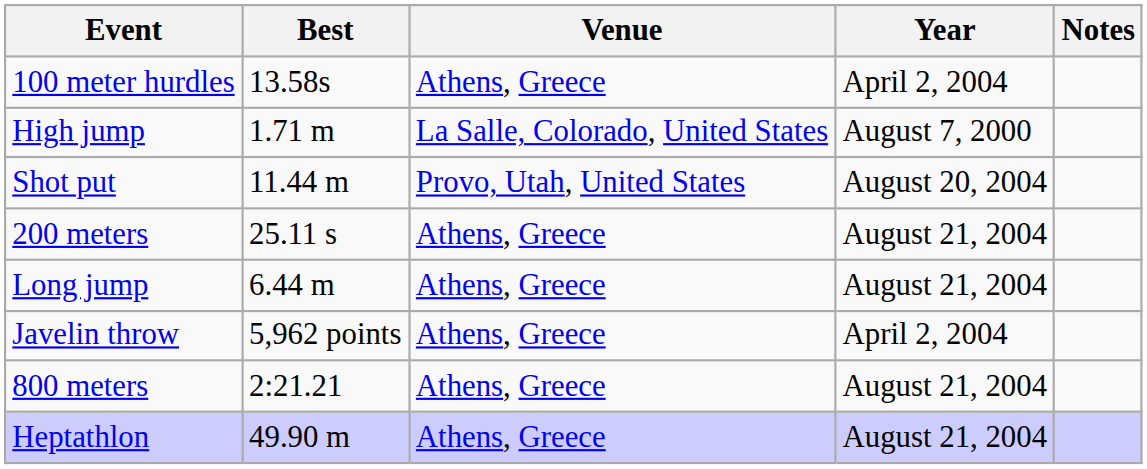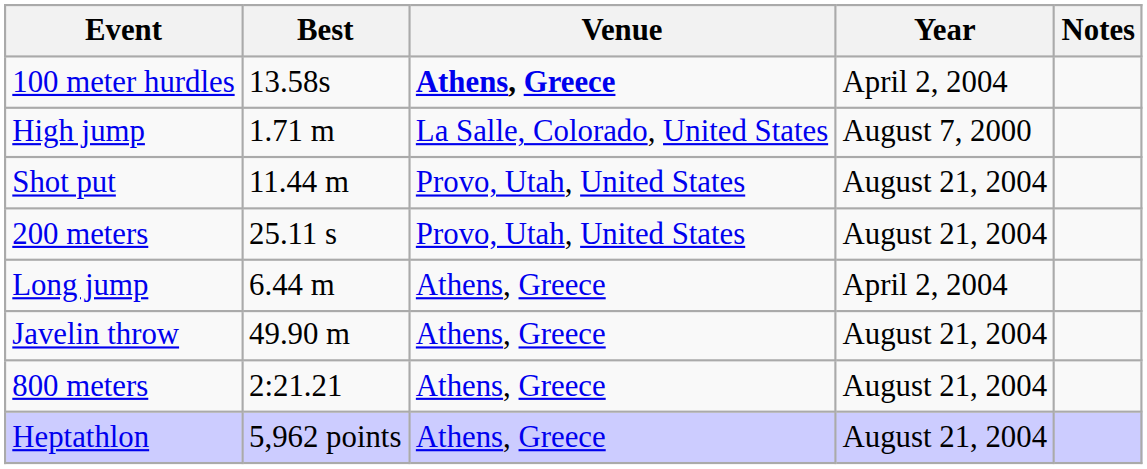(511, 81) normal -> (516, 81) bold
(945, 182) August 20, 2004 -> (945, 182) August 21, 2004
(511, 233) Athens, Greece -> (581, 233) Provo, Utah, United States
(945, 284) August 21, 2004 -> (925, 284) April 2, 2004
(325, 335) 5,962 points -> (300, 335) 49.90 m
(925, 335) April 2, 2004 -> (945, 335) August 21, 2004
(300, 436) 49.90 m -> (325, 436) 5,962 points
